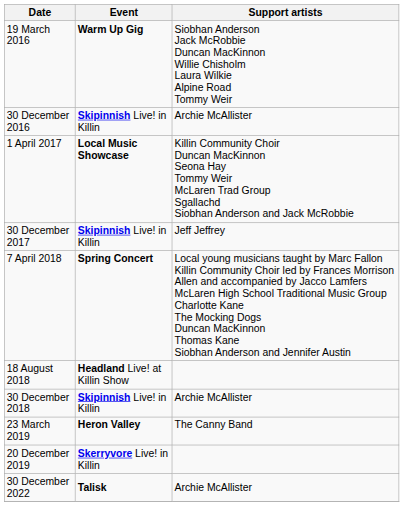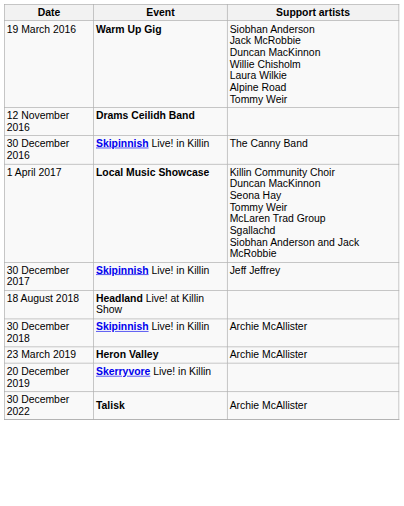+ row: (38, 121)
(213, 115) Archie McAllister -> (269, 144) The Canny Band
- row: (34, 259)
(214, 425) The Canny Band -> (268, 355) Archie McAllister
